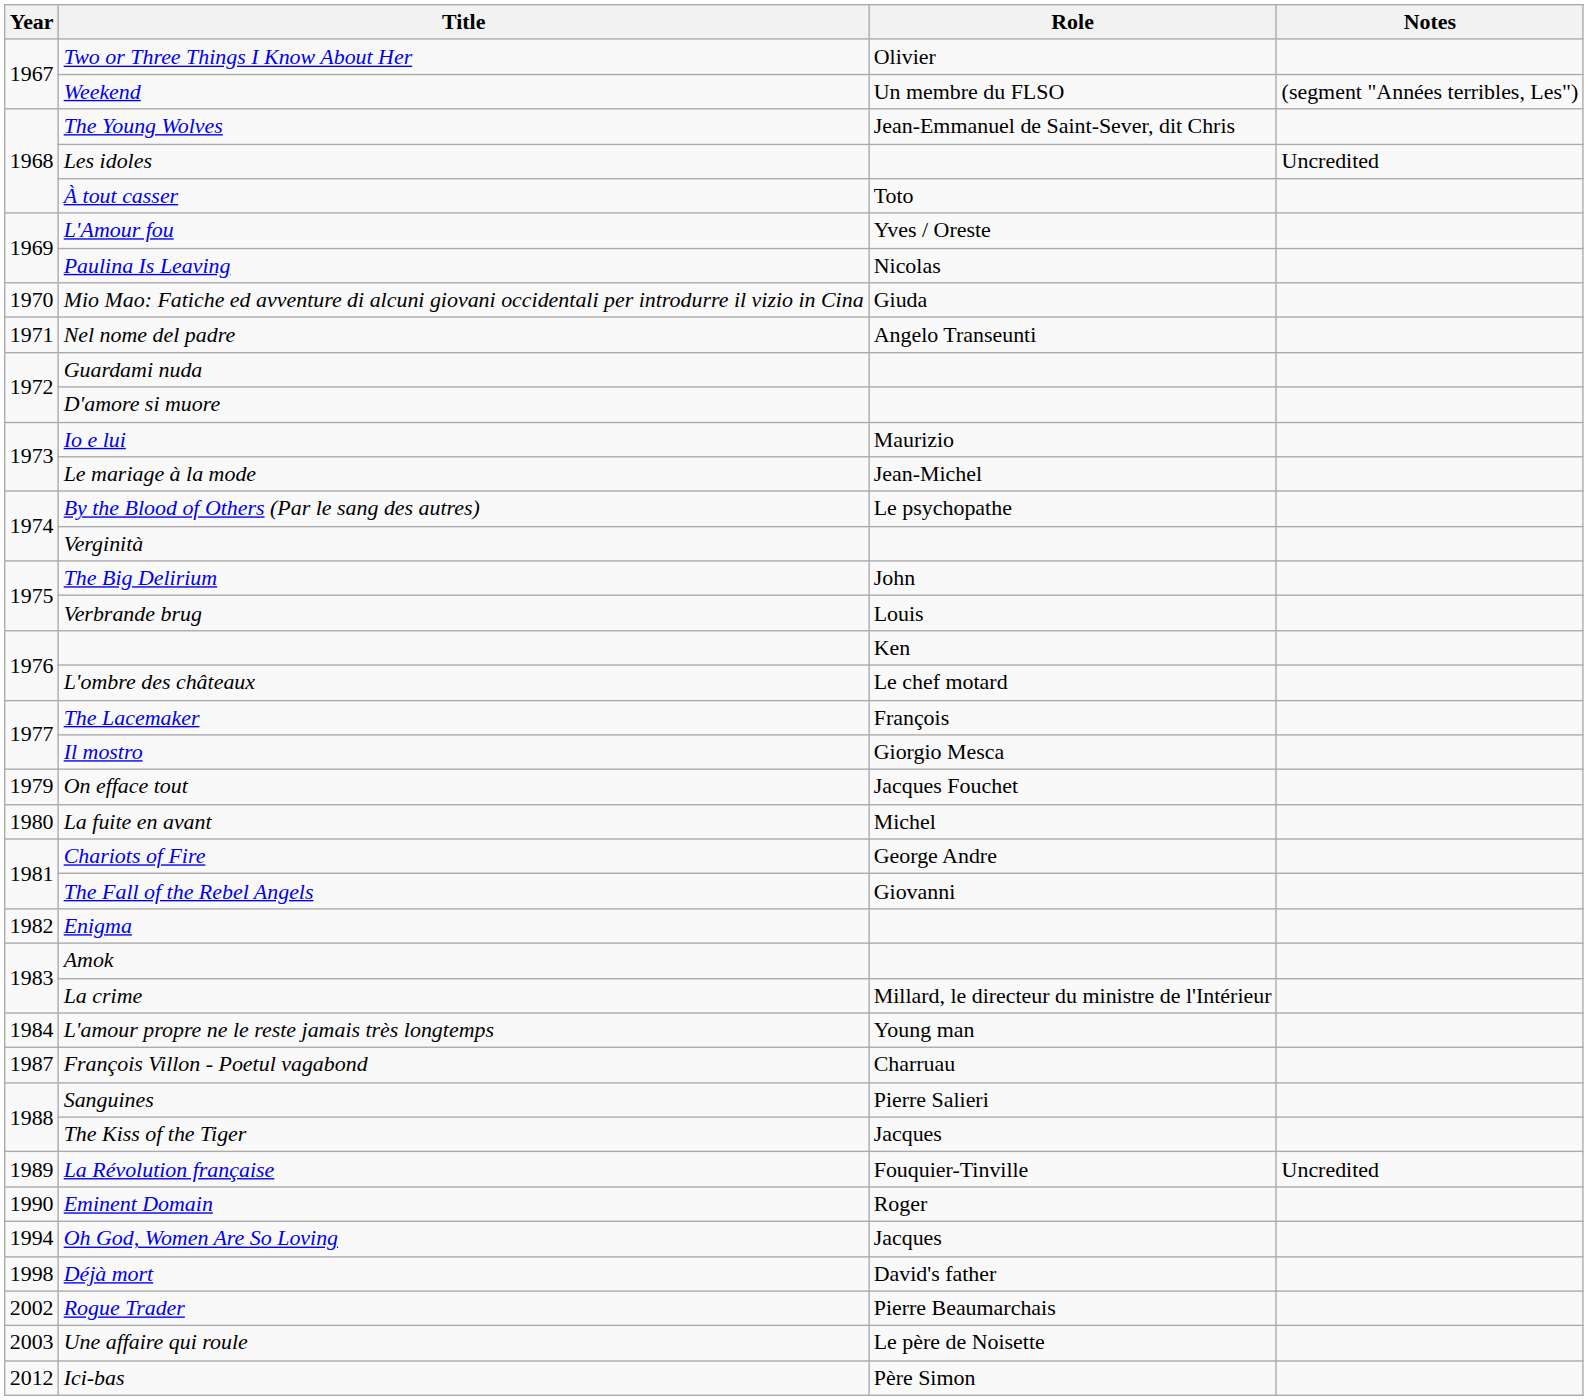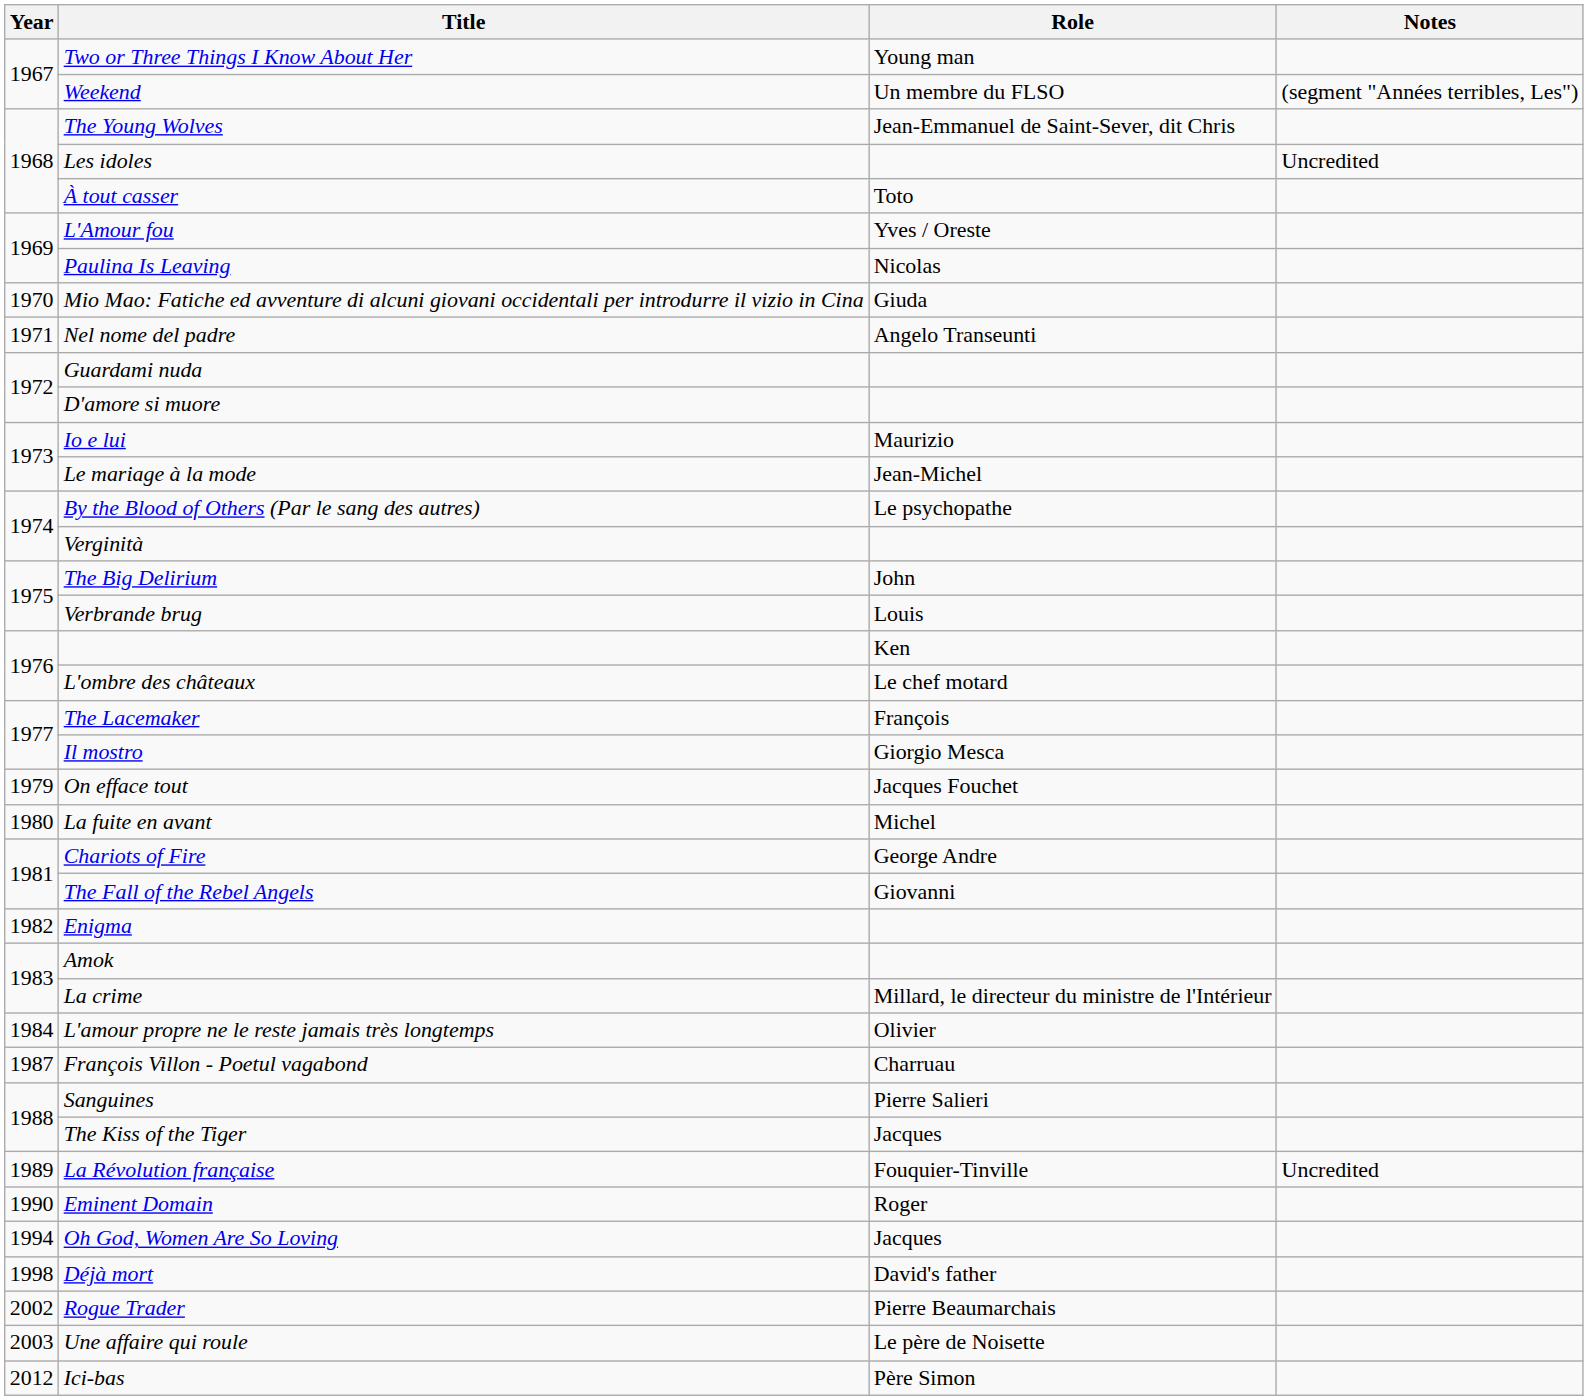(905, 56) Olivier -> (924, 56) Young man
(924, 1030) Young man -> (905, 1030) Olivier
